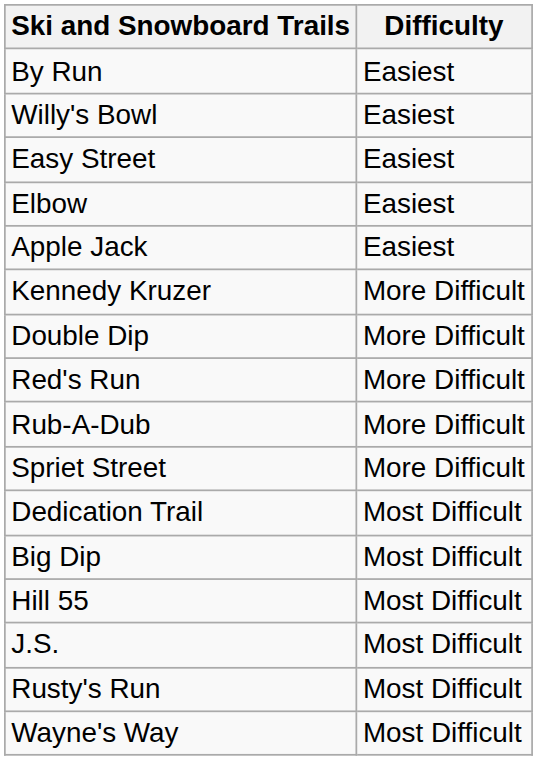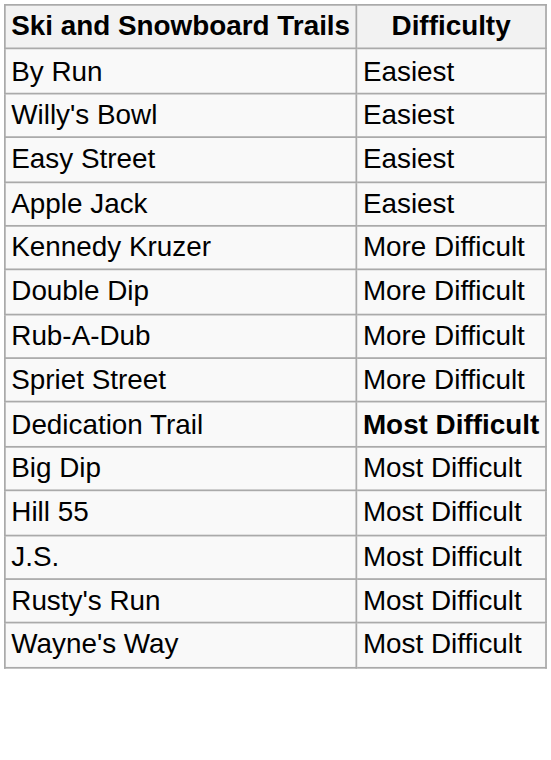- row: (49, 203)
- row: (76, 379)
(442, 512) normal -> (451, 423) bold
